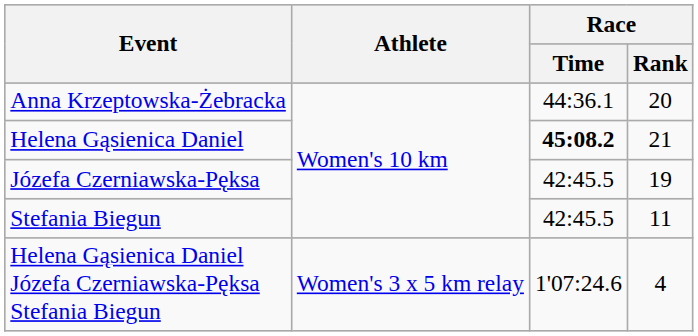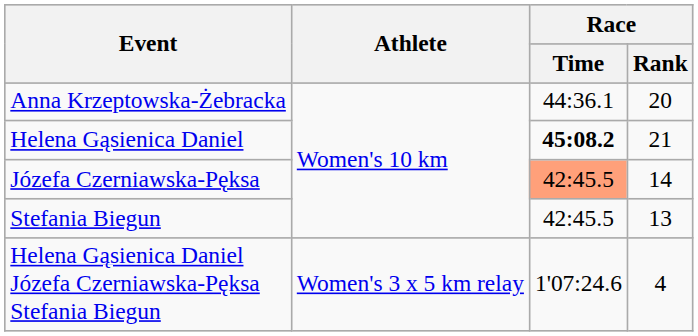(578, 179) no background -> (578, 179) lightsalmon background
(660, 179) 19 -> (660, 179) 14
(660, 217) 11 -> (660, 217) 13
